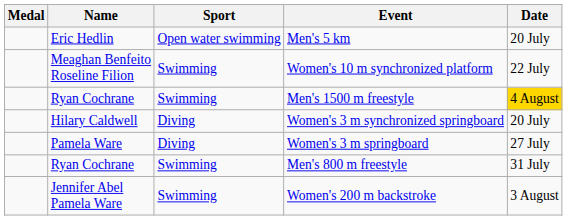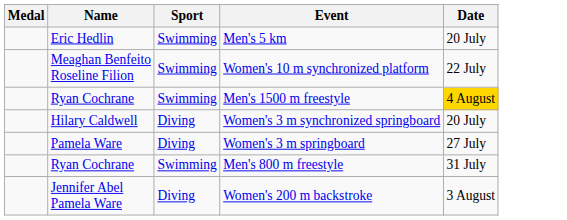(219, 38) Open water swimming -> (187, 38) Swimming
(187, 196) Swimming -> (176, 196) Diving
